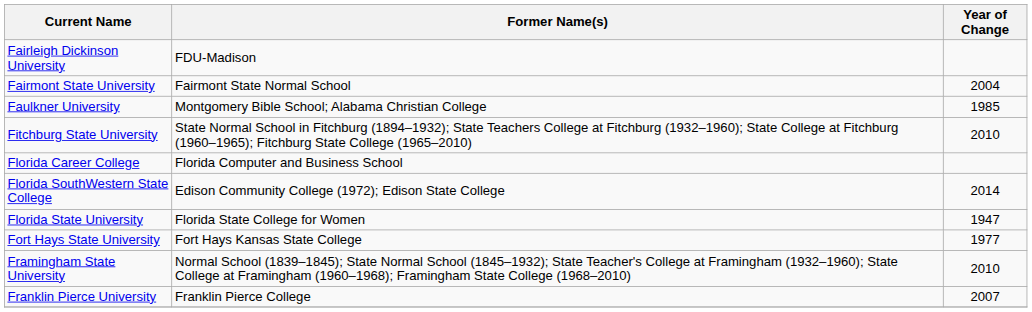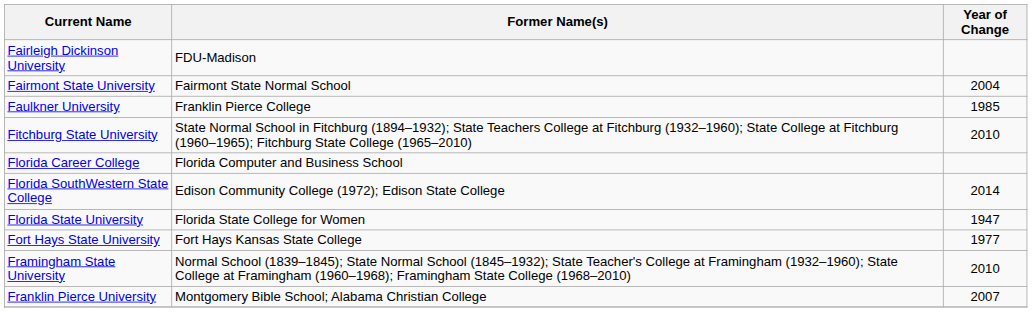(331, 106) Montgomery Bible School; Alabama Christian College -> (243, 106) Franklin Pierce College
(243, 296) Franklin Pierce College -> (331, 296) Montgomery Bible School; Alabama Christian College
